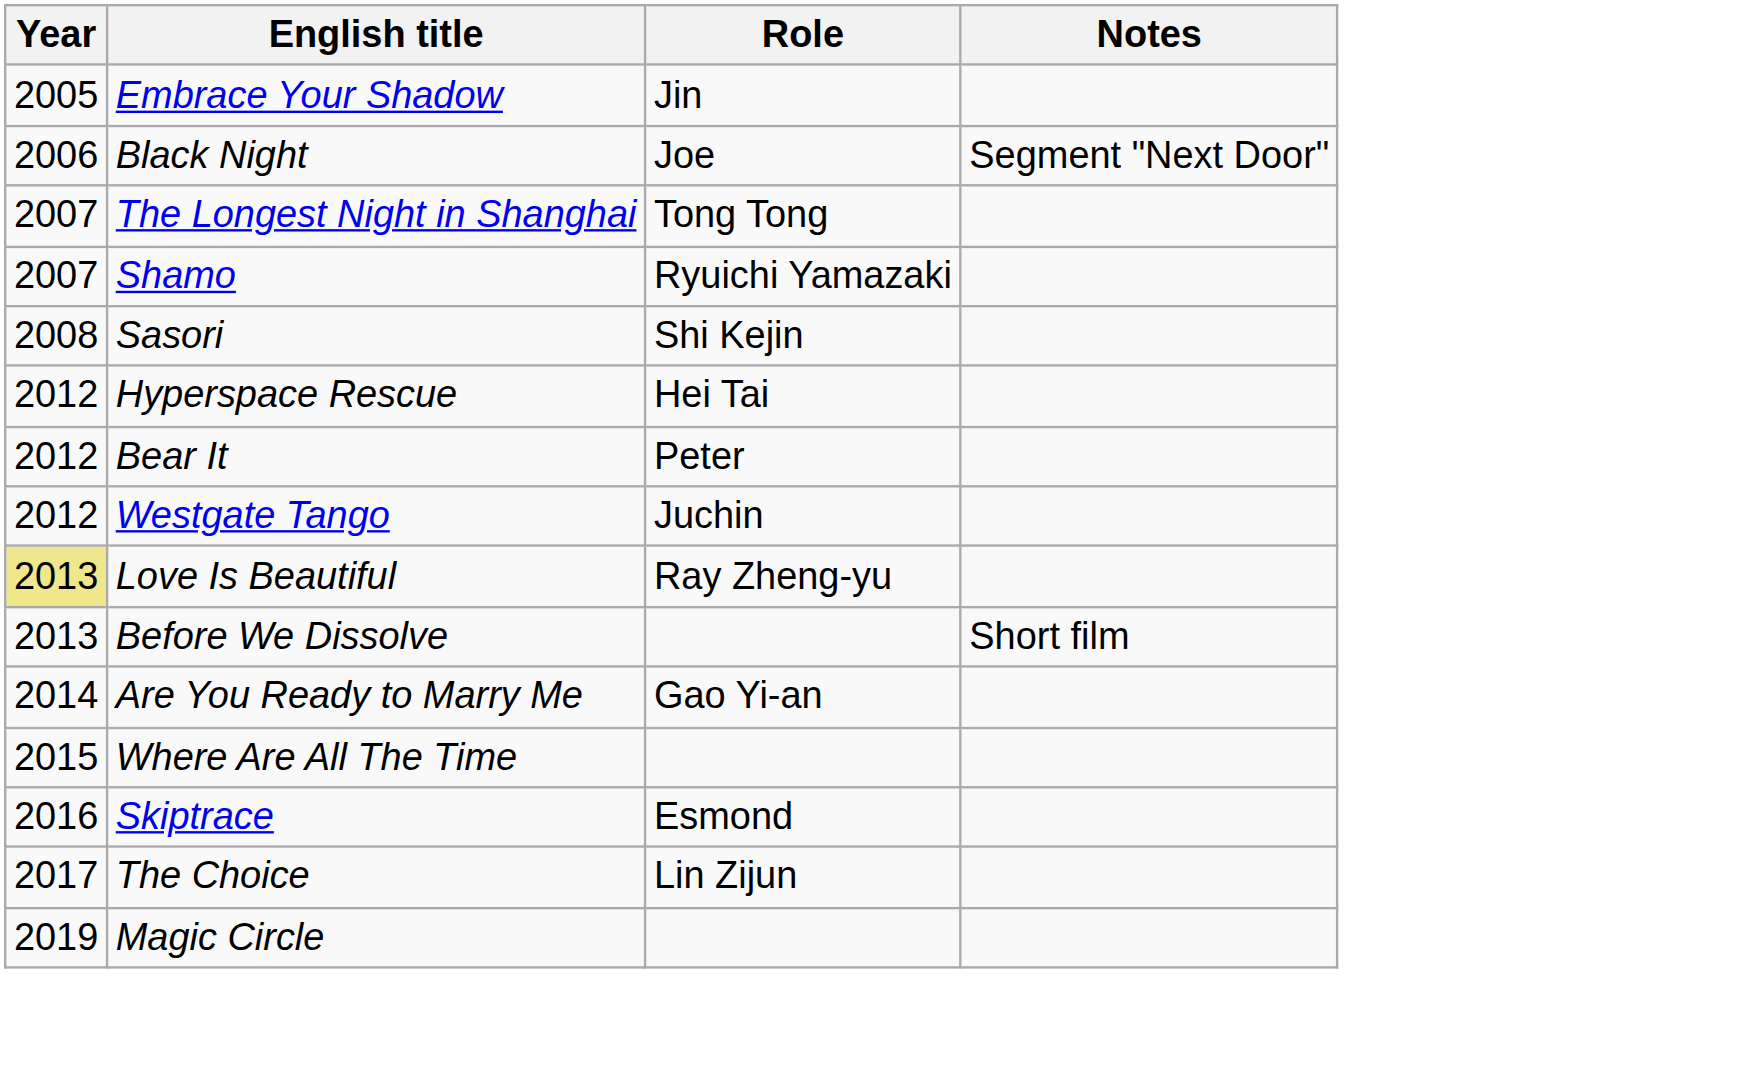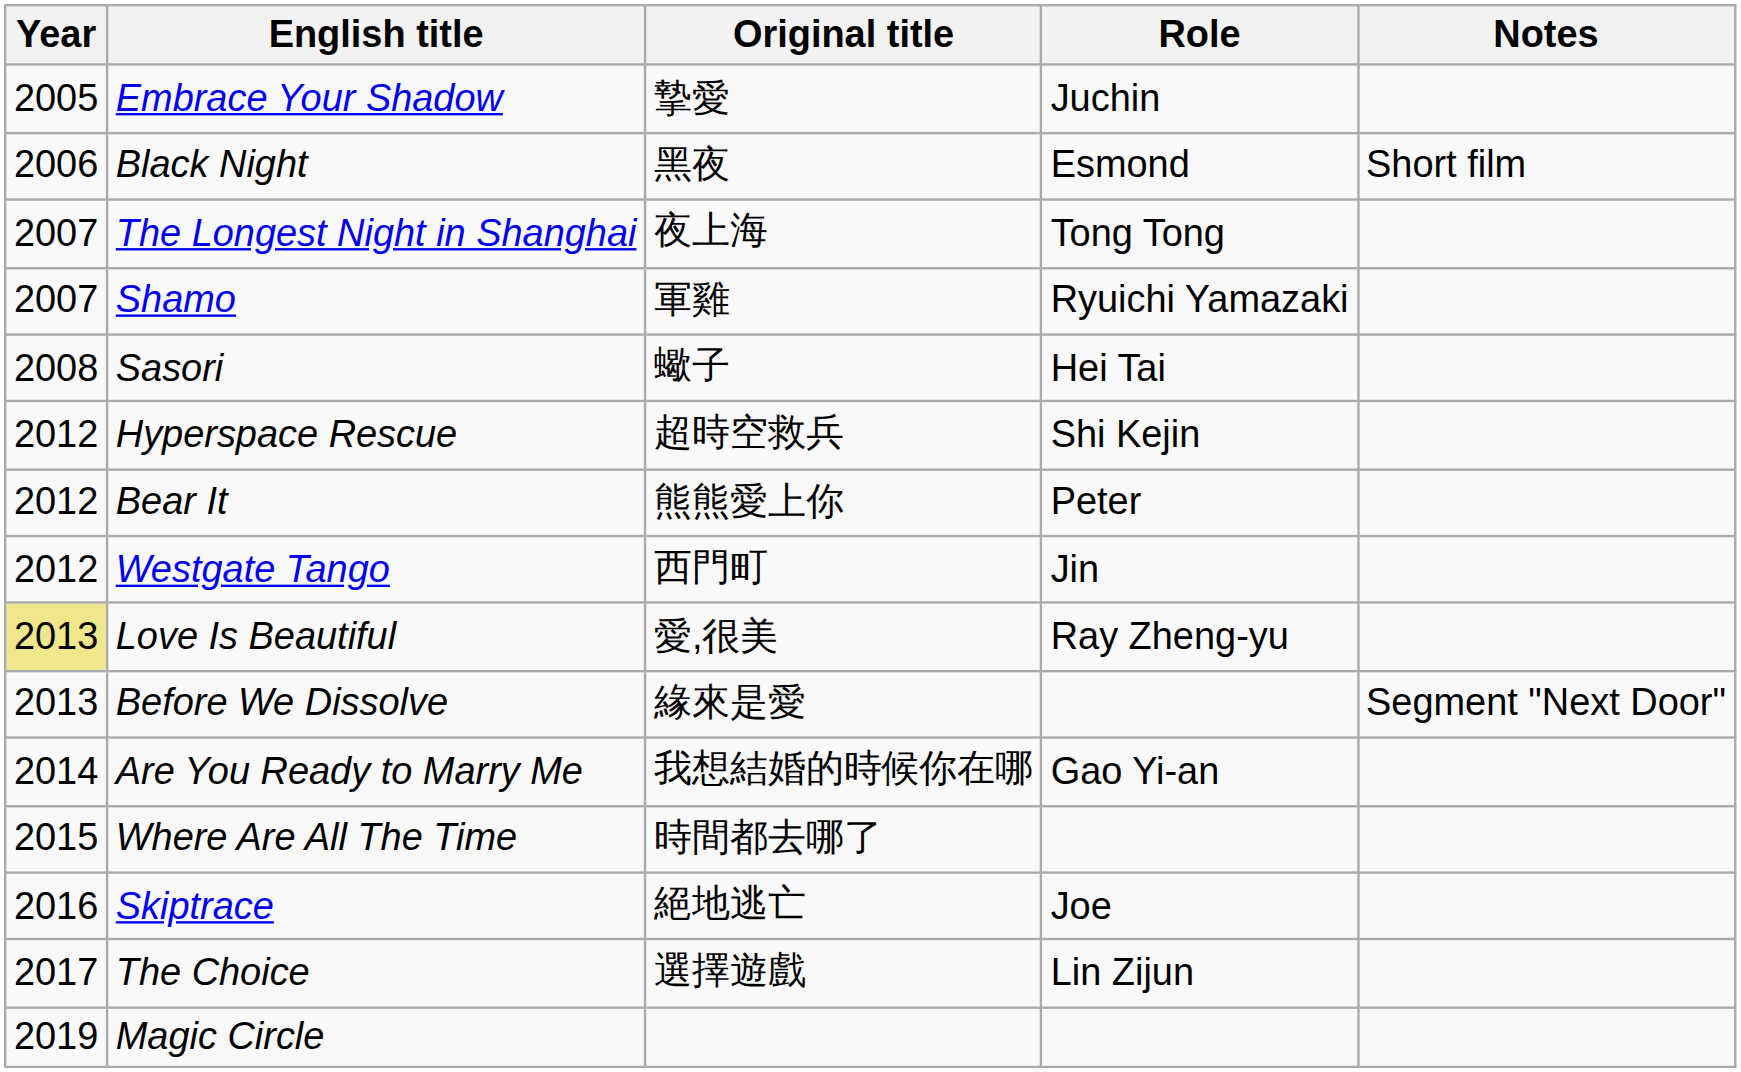+ column: (844, 34)
(678, 94) Jin -> (1105, 98) Juchin
(685, 154) Joe -> (1120, 165) Esmond
(1149, 154) Segment "Next Door" -> (1446, 165) Short film
(729, 335) Shi Kejin -> (1108, 367) Hei Tai
(712, 395) Hei Tai -> (1125, 434) Shi Kejin
(709, 515) Juchin -> (1075, 569) Jin
(1049, 635) Short film -> (1546, 703) Segment "Next Door"
(724, 816) Esmond -> (1081, 905) Joe
